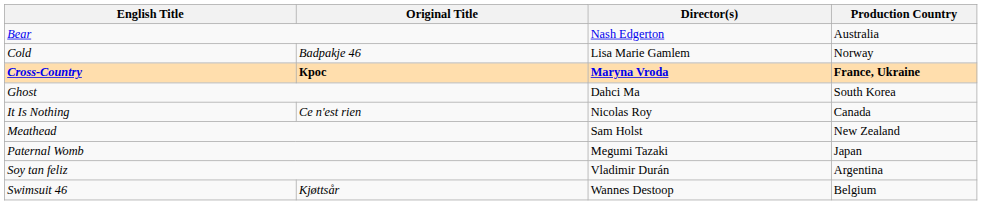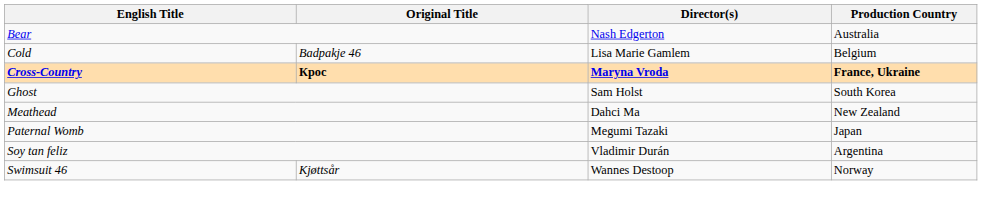(854, 53) Norway -> (855, 53) Belgium
(615, 92) Dahci Ma -> (617, 92) Sam Holst
- row: (38, 111)
(617, 131) Sam Holst -> (615, 111) Dahci Ma
(855, 190) Belgium -> (854, 170) Norway
